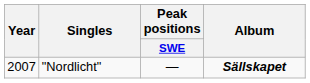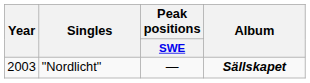(22, 67) 2007 -> (22, 67) 2003
